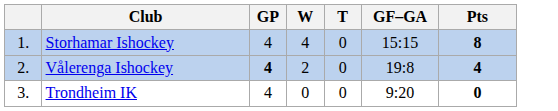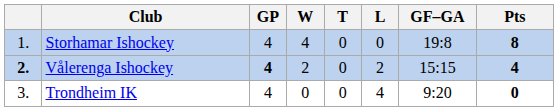+ column: (380, 17)
(400, 42) 15:15 -> (437, 42) 19:8
(23, 67) normal -> (23, 67) bold
(400, 67) 19:8 -> (437, 67) 15:15
